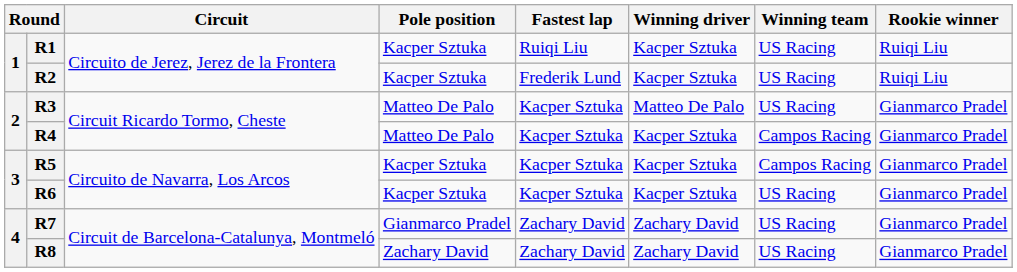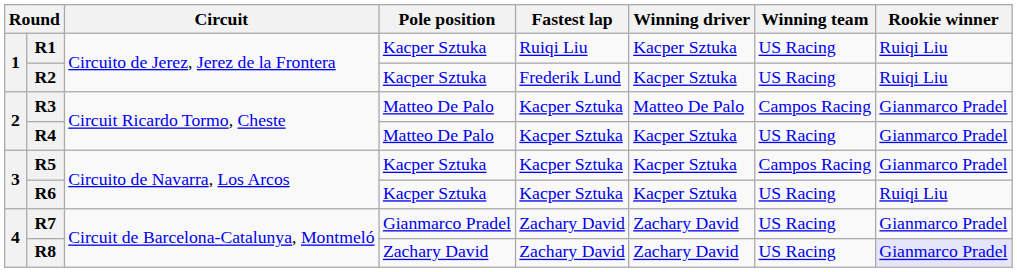(797, 106) US Racing -> (815, 106) Campos Racing
(815, 135) Campos Racing -> (797, 135) US Racing
(943, 193) Gianmarco Pradel -> (913, 193) Ruiqi Liu
(943, 252) no background -> (943, 252) lavender background
